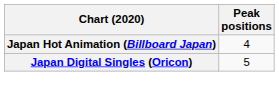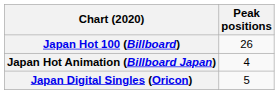+ row: (112, 44)
